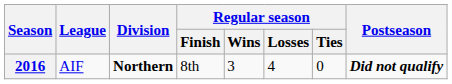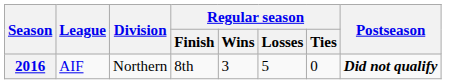(143, 66) bold -> (140, 66) normal
(271, 66) 4 -> (265, 66) 5
